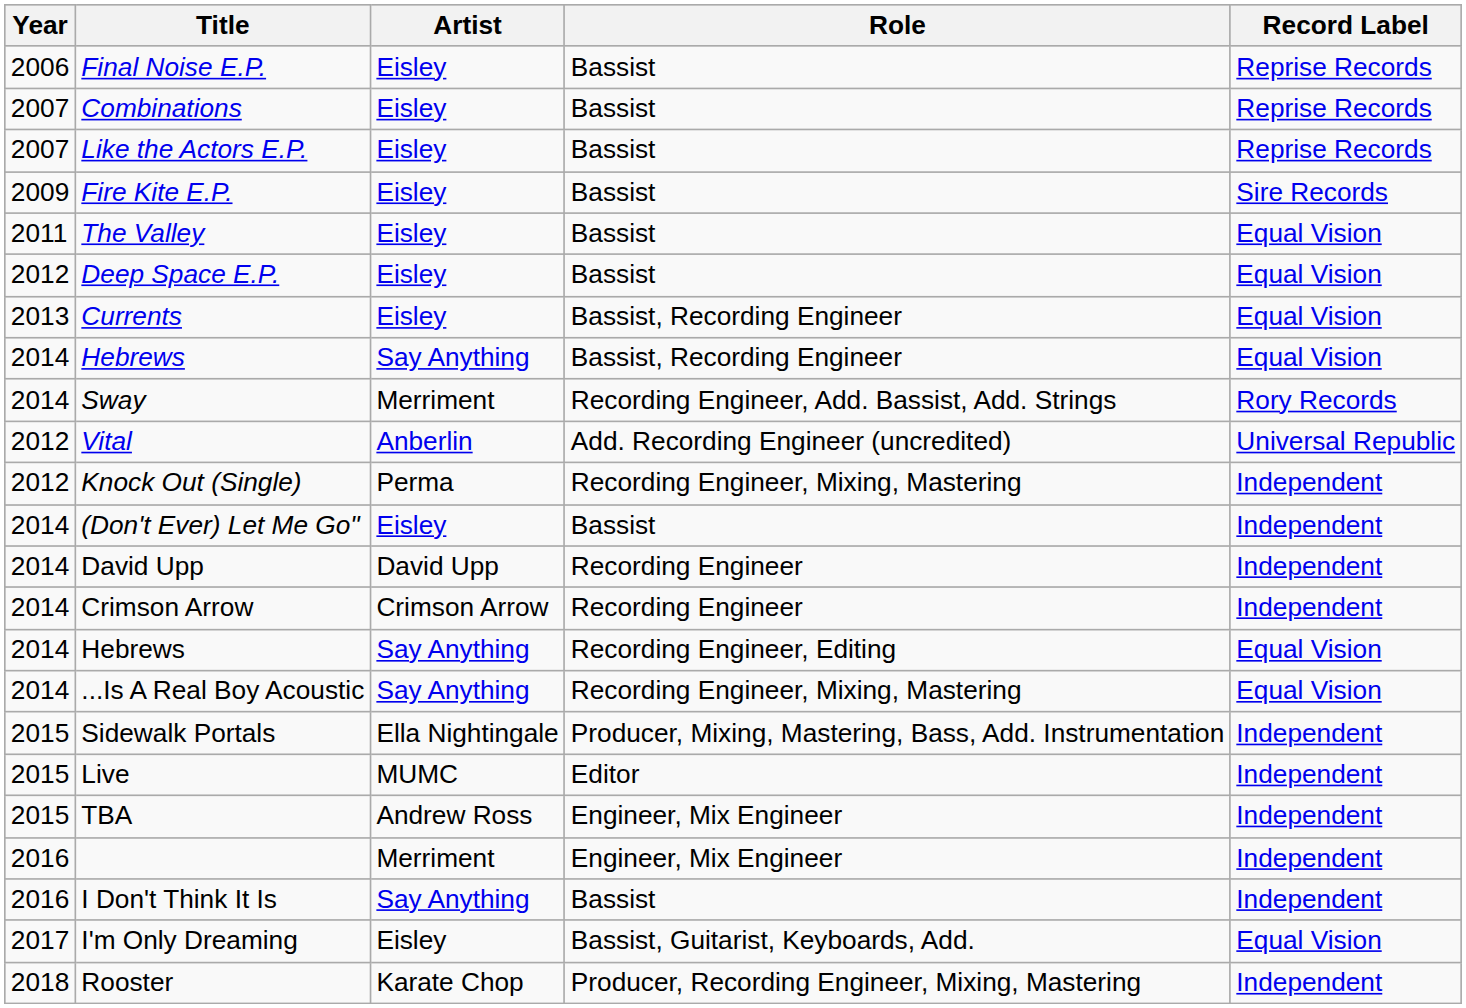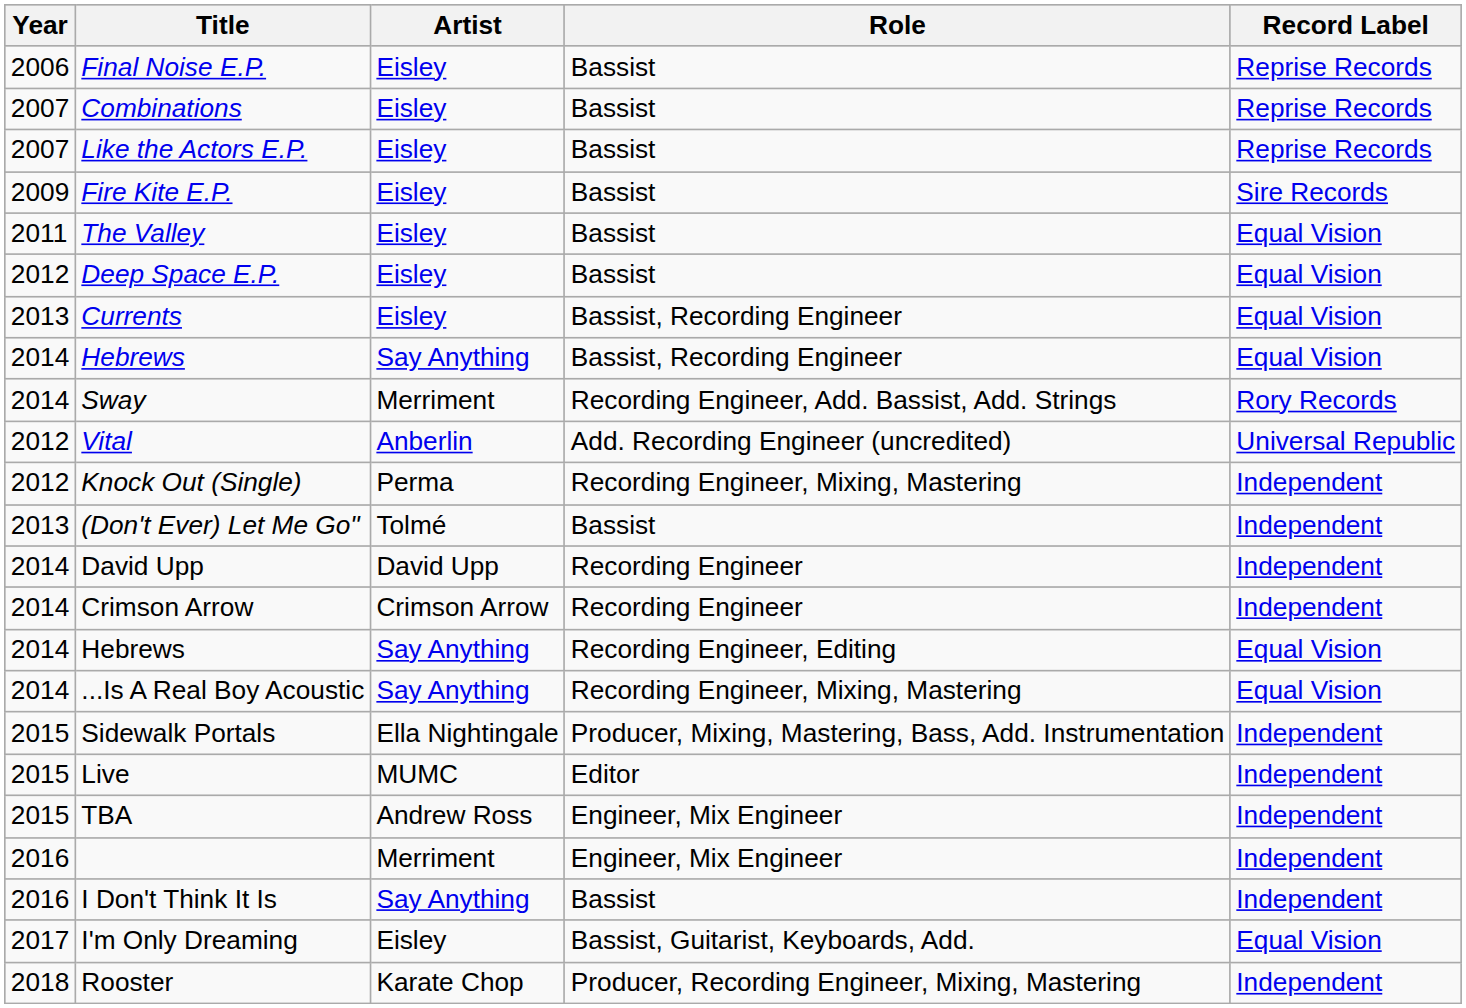(40, 524) 2014 -> (40, 524) 2013
(411, 524) Eisley -> (411, 524) Tolmé
